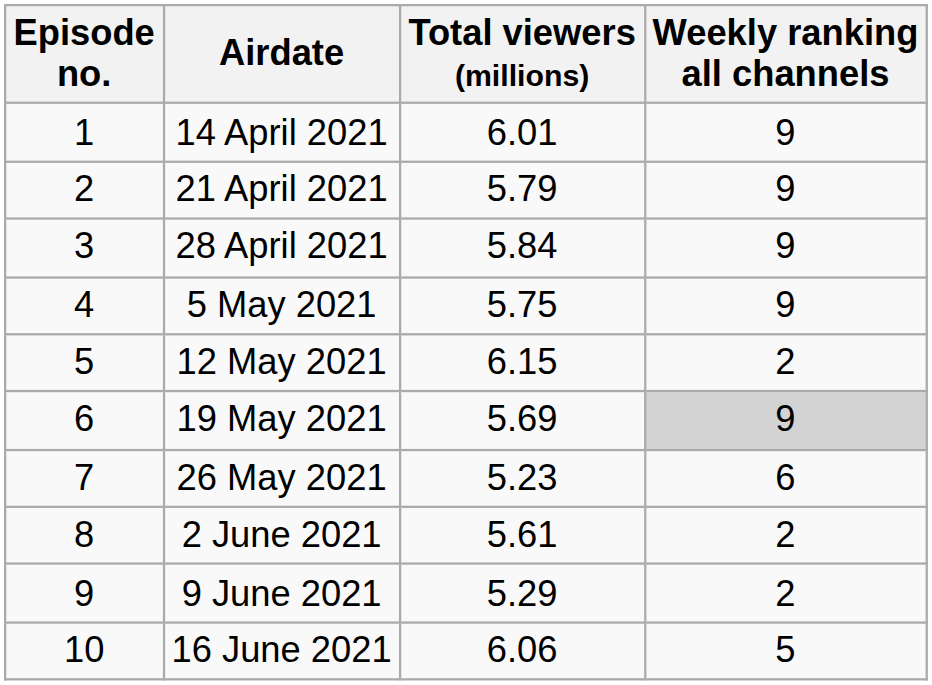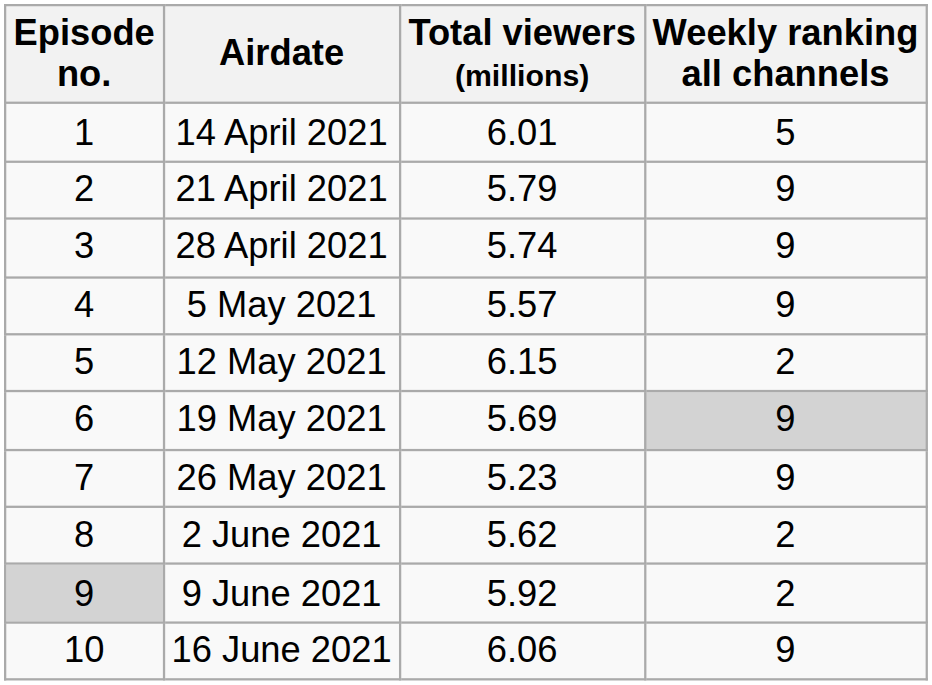(785, 131) 9 -> (785, 131) 5
(522, 246) 5.84 -> (522, 246) 5.74
(522, 304) 5.75 -> (522, 304) 5.57
(785, 477) 6 -> (785, 477) 9
(522, 534) 5.61 -> (522, 534) 5.62
(84, 592) no background -> (84, 592) lightgrey background
(522, 592) 5.29 -> (522, 592) 5.92
(785, 650) 5 -> (785, 650) 9
